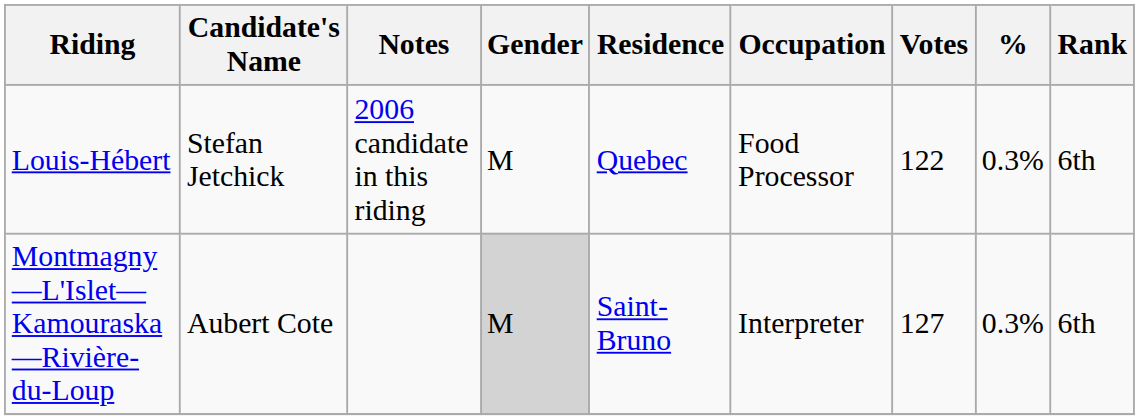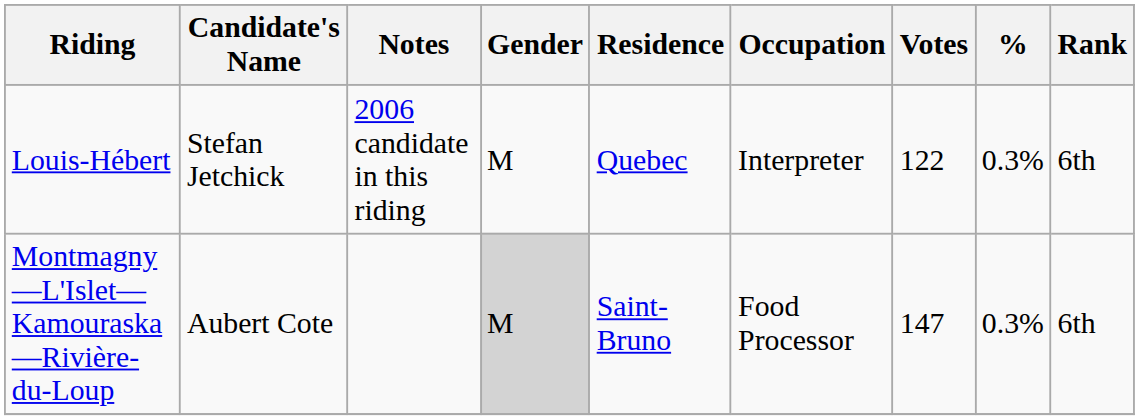(796, 158) Food Processor -> (801, 158) Interpreter
(801, 323) Interpreter -> (796, 323) Food Processor
(922, 323) 127 -> (922, 323) 147
